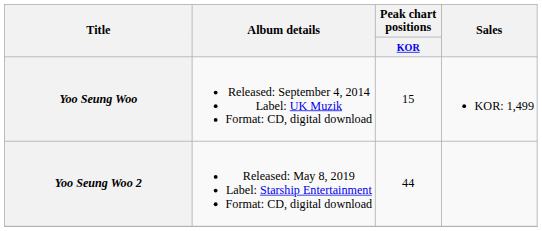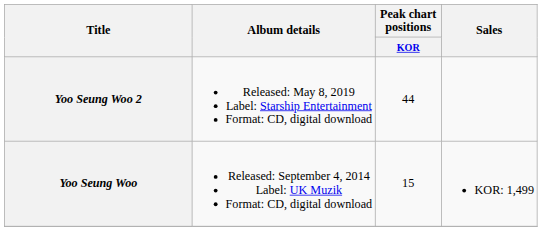rows swapped: (98, 99) <-> (98, 183)
